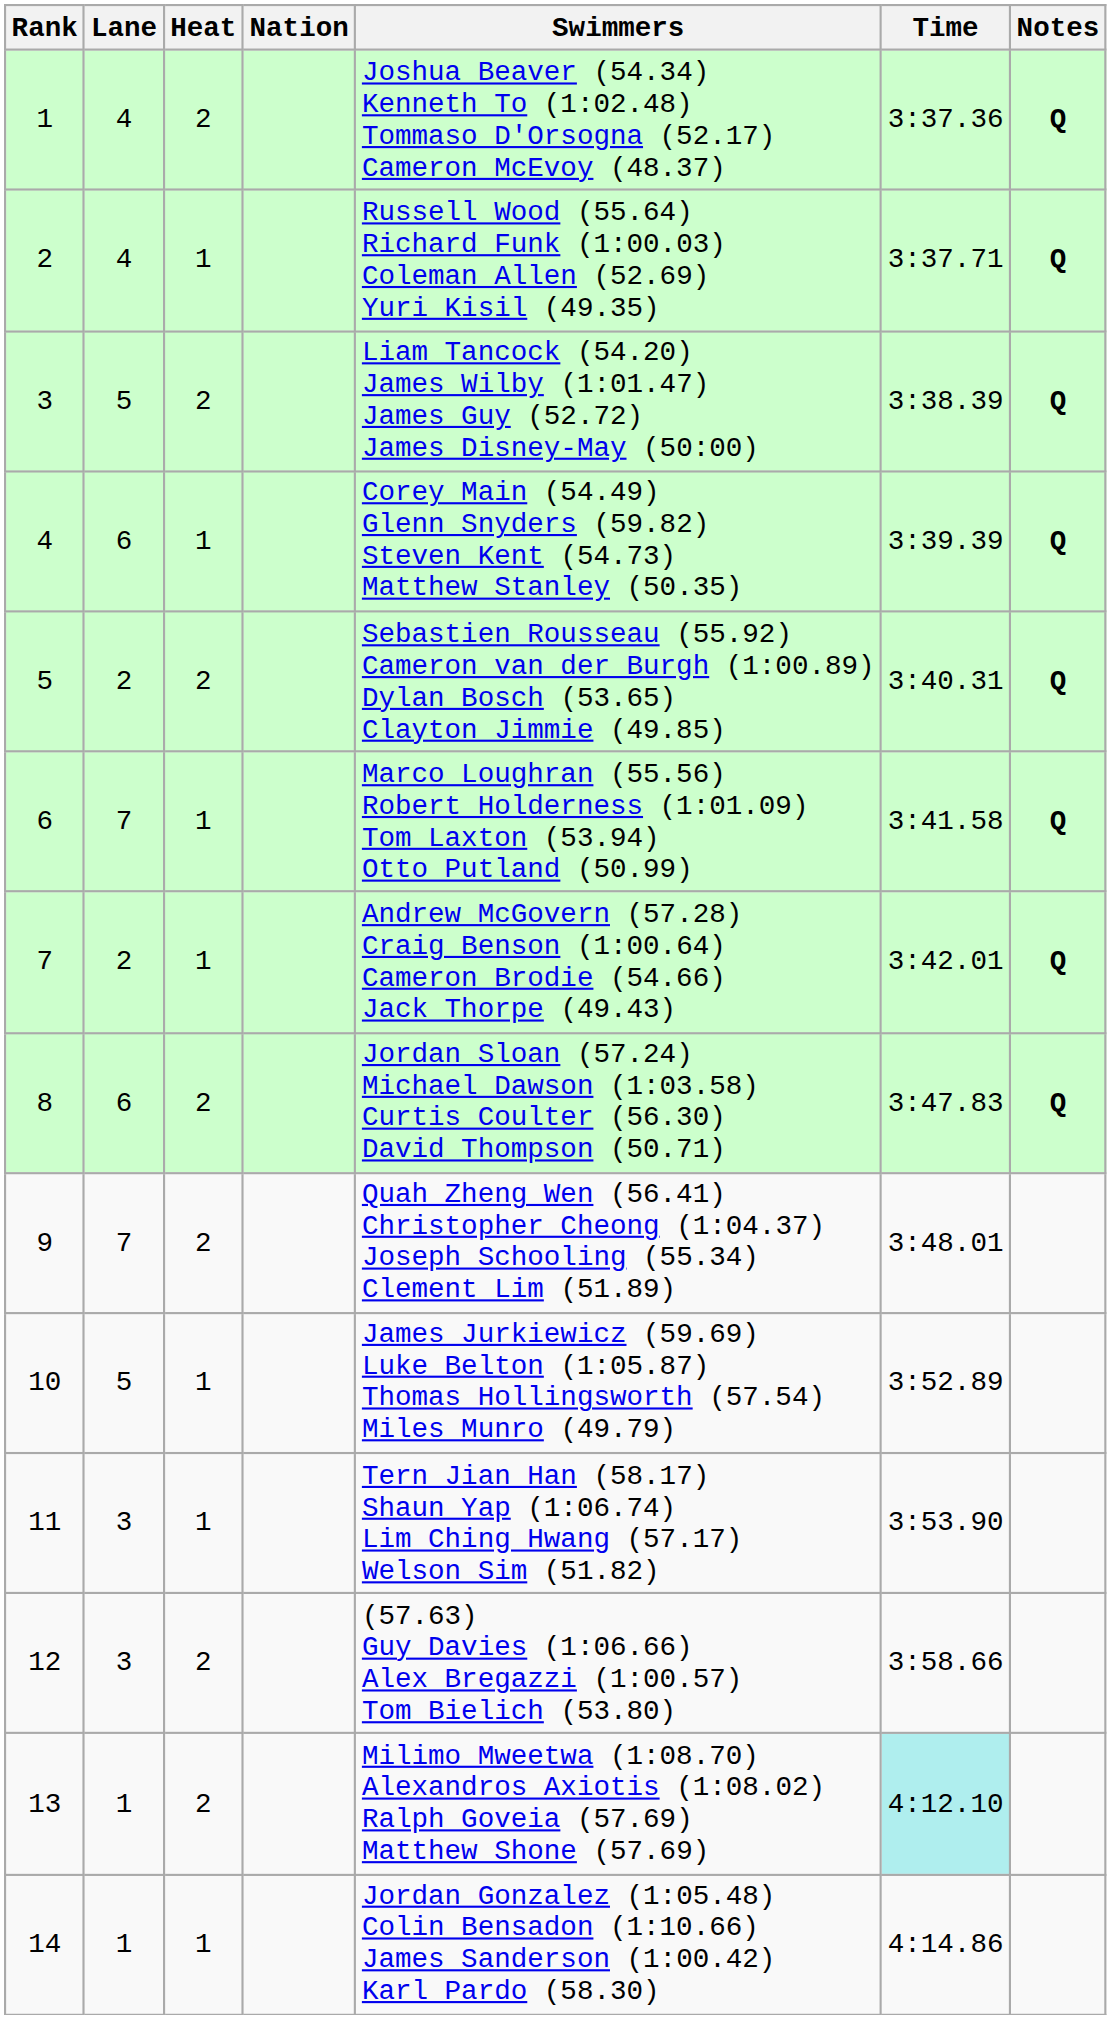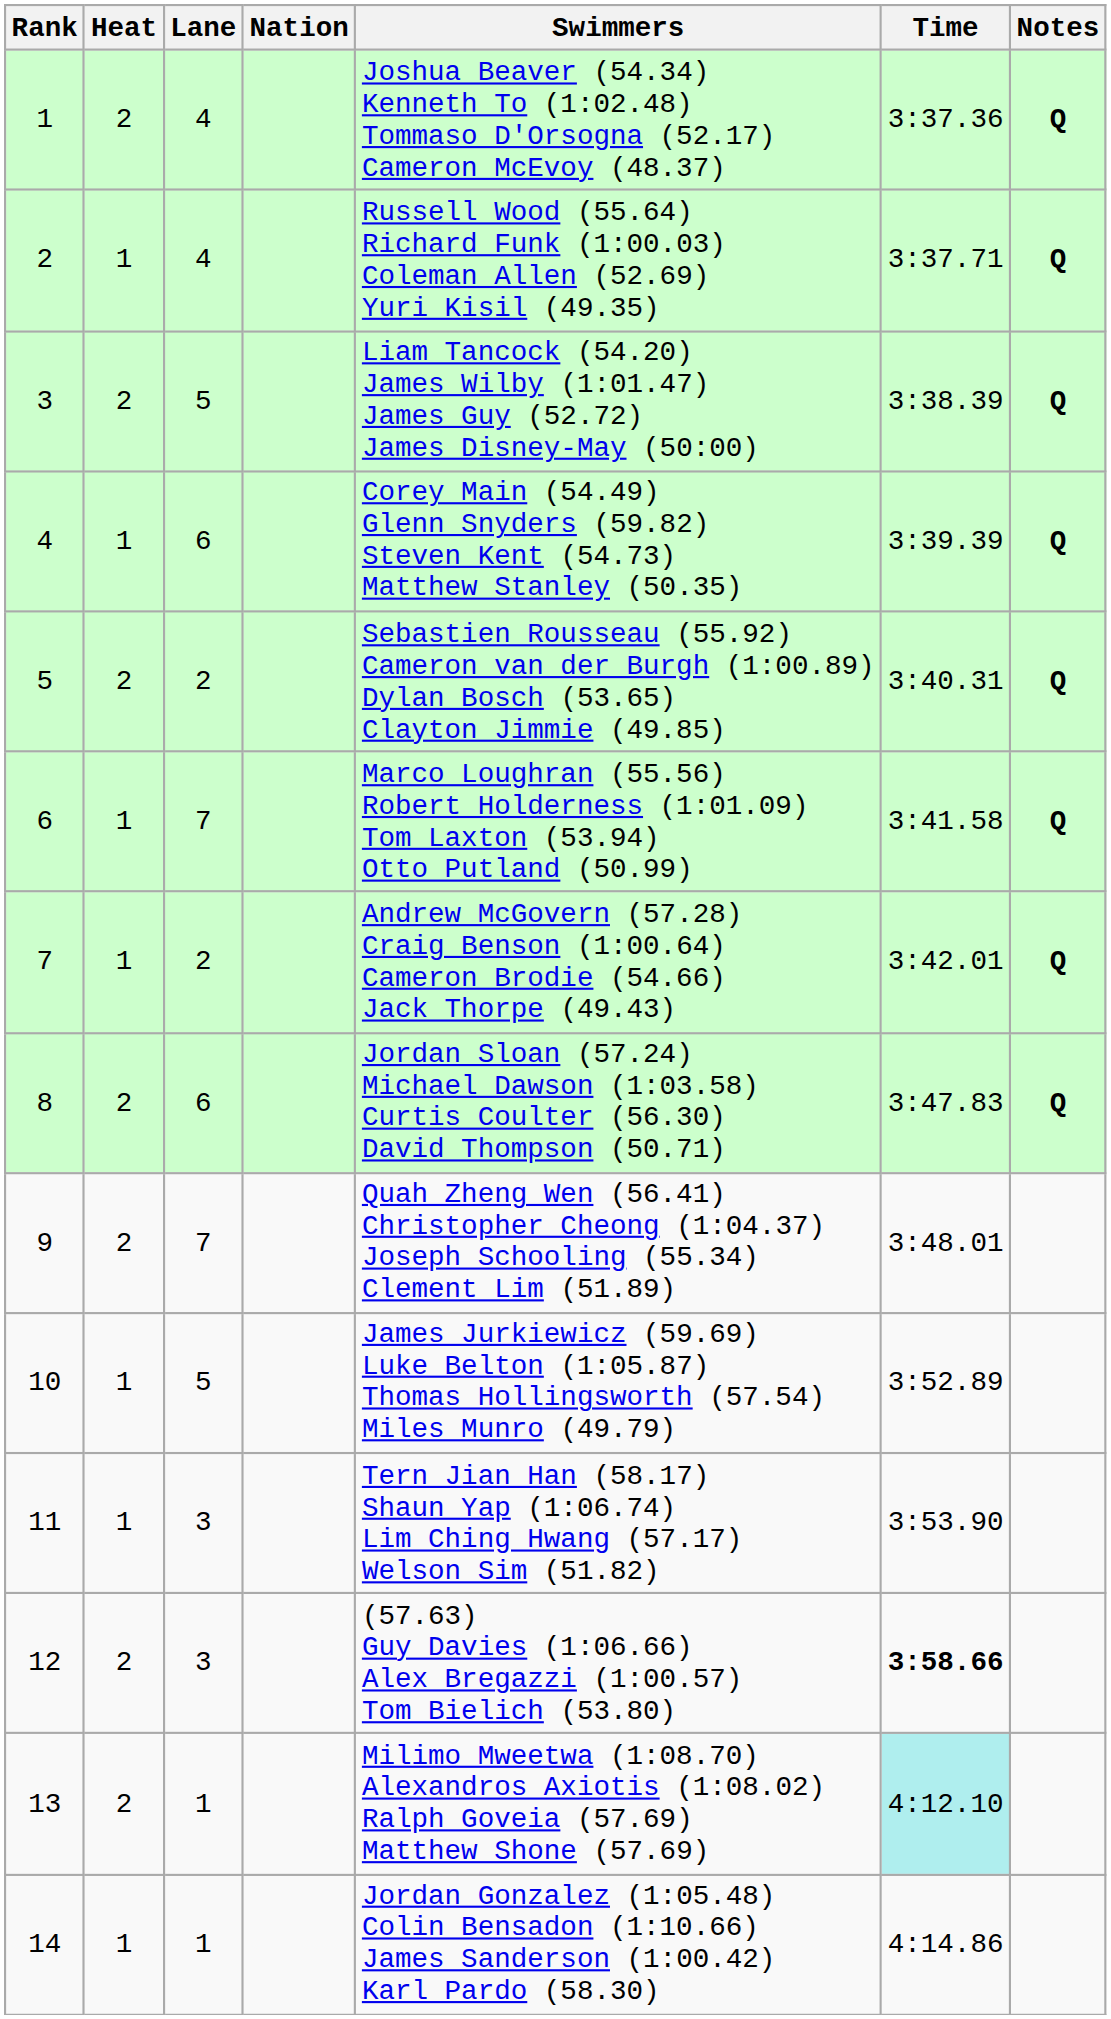columns swapped: (203, 28) <-> (124, 28)
(946, 1664) normal -> (946, 1664) bold
